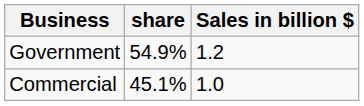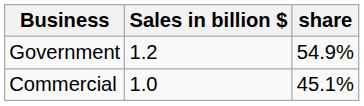columns swapped: (275, 20) <-> (158, 20)
